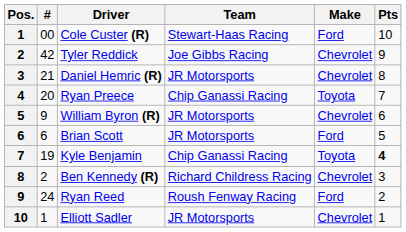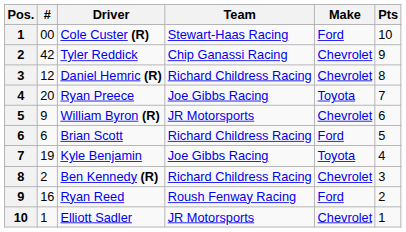(218, 55) Joe Gibbs Racing -> (228, 55) Chip Ganassi Racing
(47, 75) 21 -> (47, 75) 12
(211, 75) JR Motorsports -> (240, 75) Richard Childress Racing
(228, 96) Chip Ganassi Racing -> (218, 96) Joe Gibbs Racing
(211, 136) JR Motorsports -> (240, 136) Richard Childress Racing
(228, 156) Chip Ganassi Racing -> (218, 156) Joe Gibbs Racing
(382, 156) bold -> (382, 156) normal
(47, 197) 24 -> (47, 197) 16
